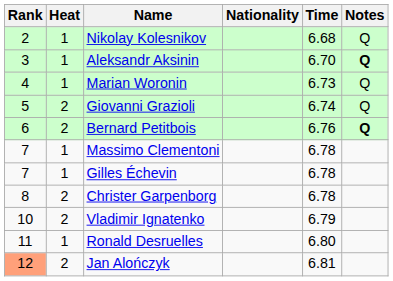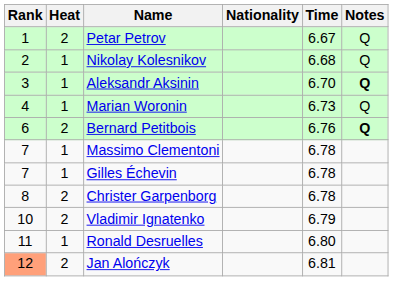+ row: (126, 38)
- row: (141, 106)
